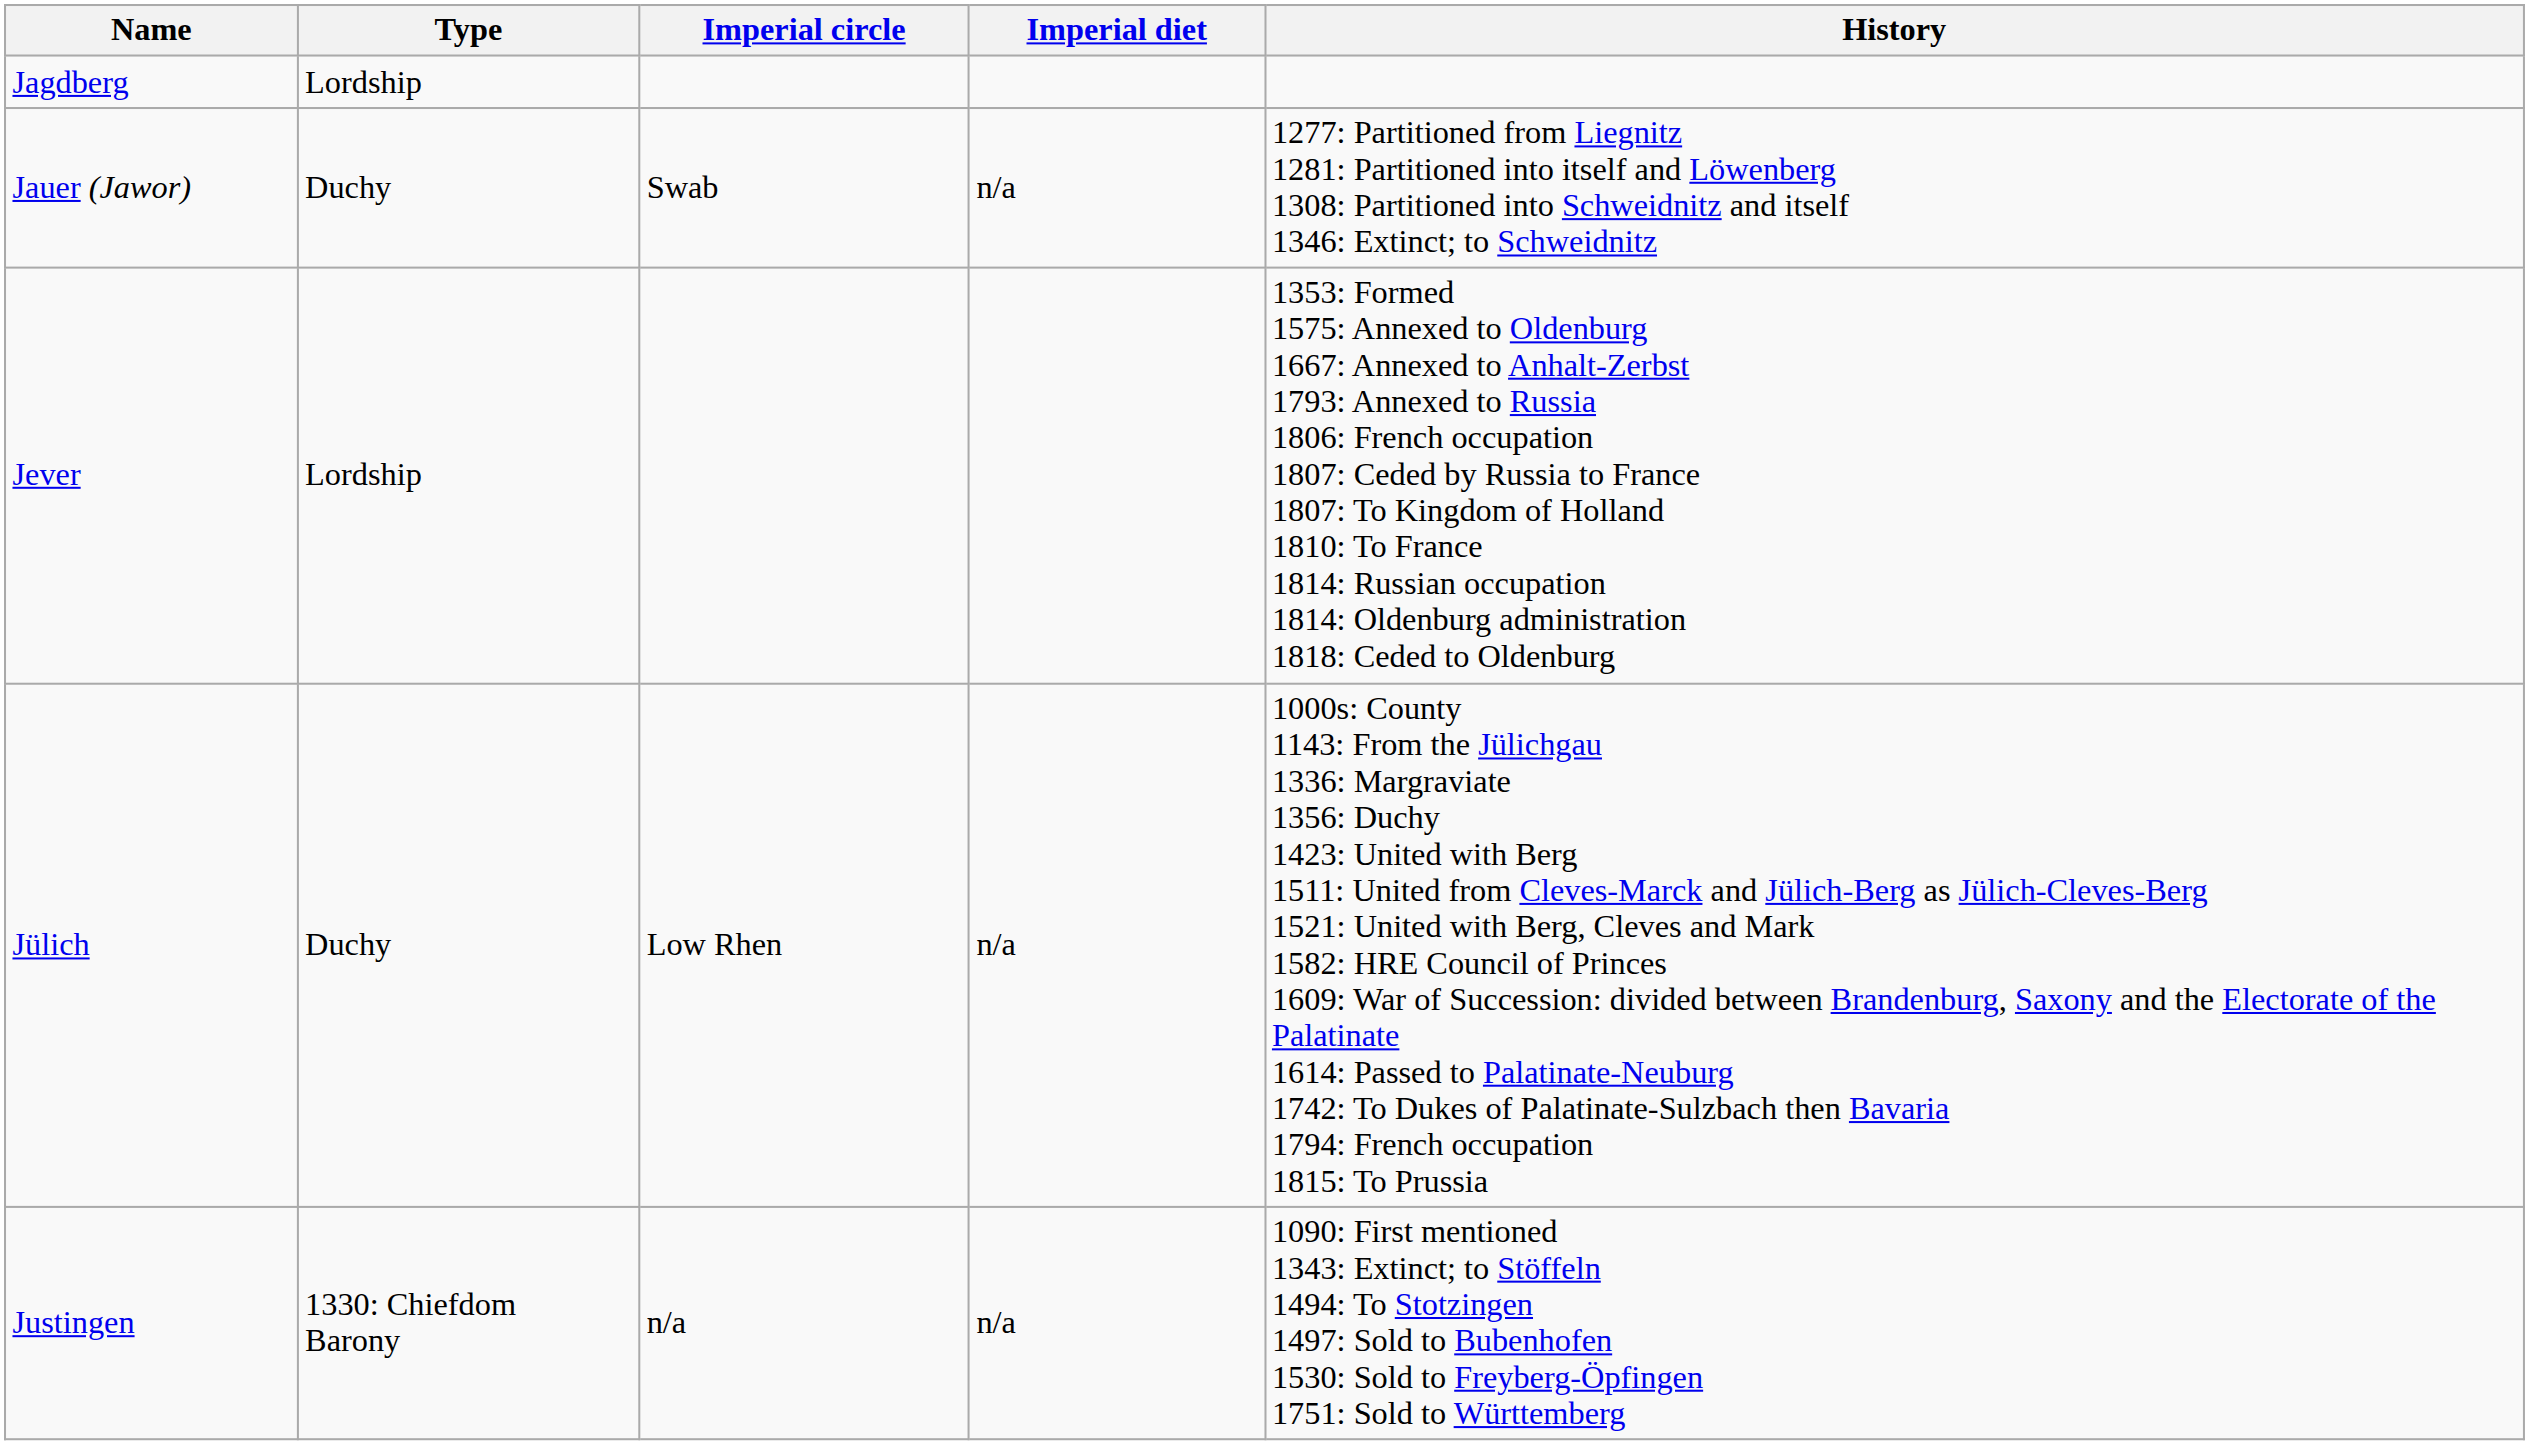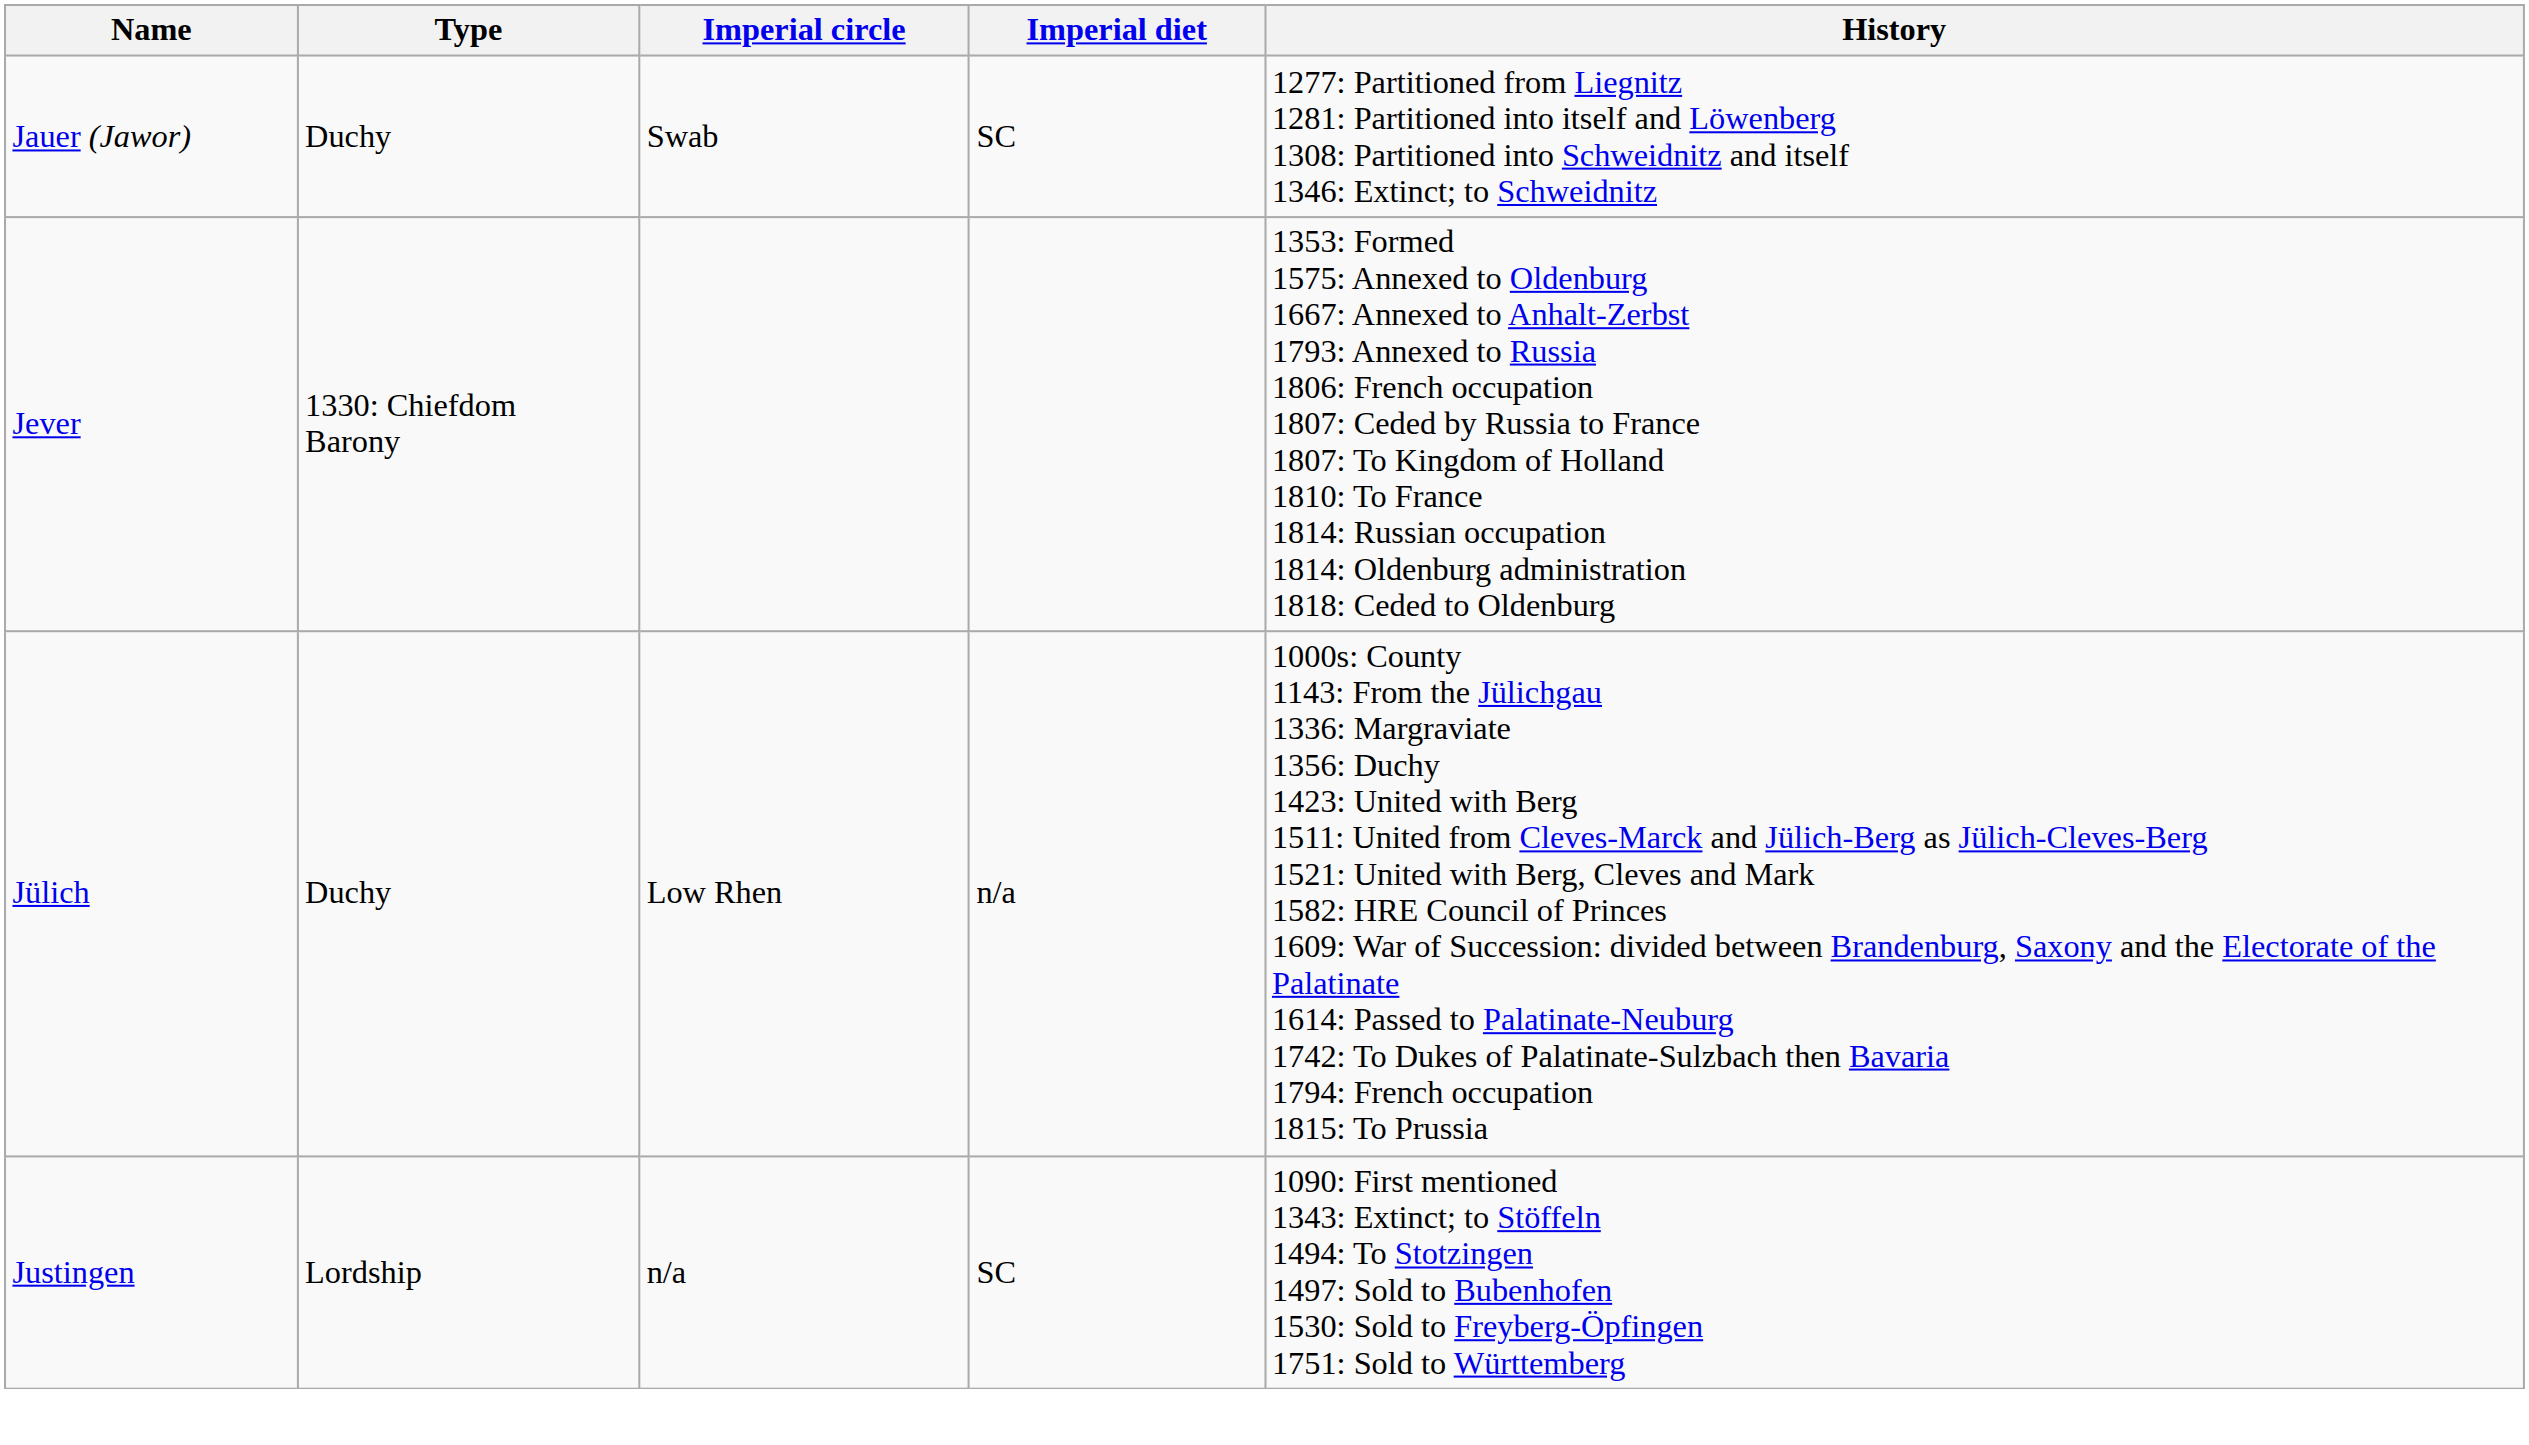- row: (71, 81)
(996, 187) n/a -> (996, 135) SC
(363, 474) Lordship -> (411, 423) 1330: Chiefdom Barony
(411, 1322) 1330: Chiefdom Barony -> (363, 1271) Lordship
(996, 1322) n/a -> (996, 1271) SC
